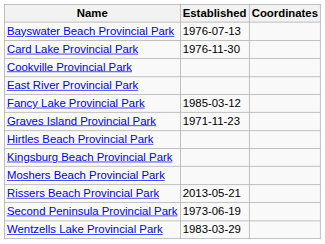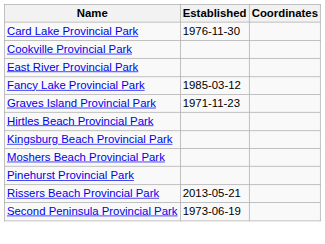- row: (91, 31)
+ row: (70, 175)
- row: (85, 229)
